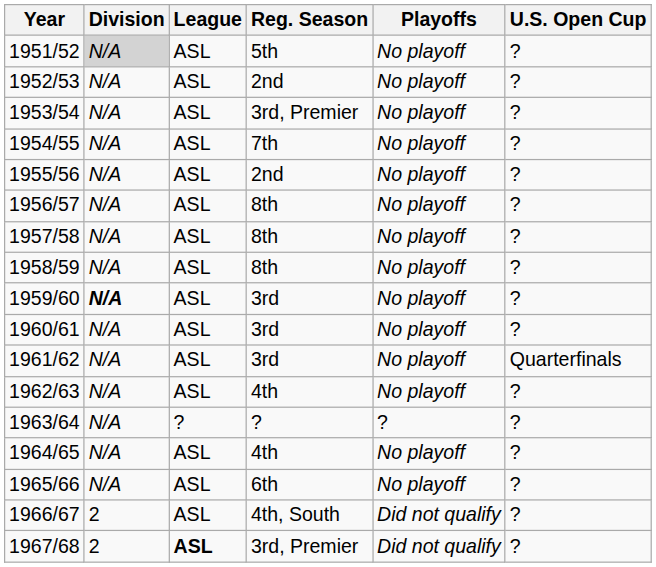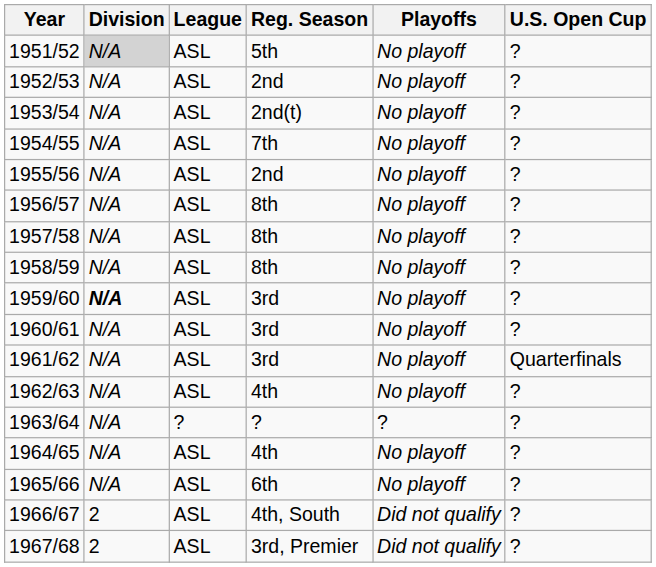(305, 112) 3rd, Premier -> (276, 112) 2nd(t)
(193, 546) bold -> (192, 546) normal
